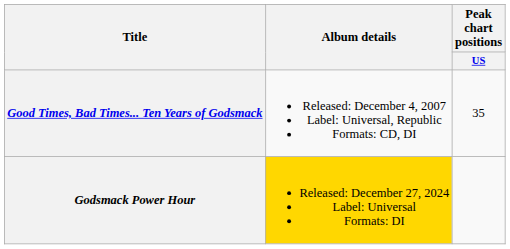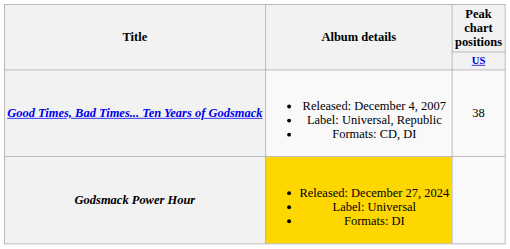(479, 113) 35 -> (479, 113) 38
